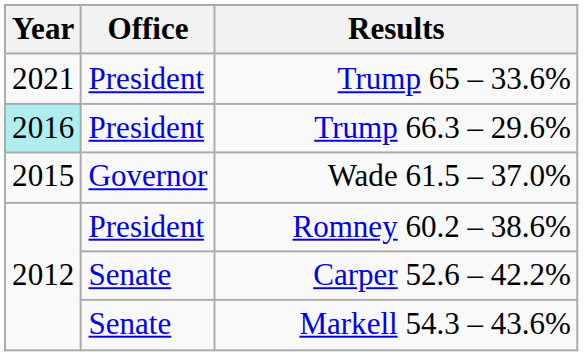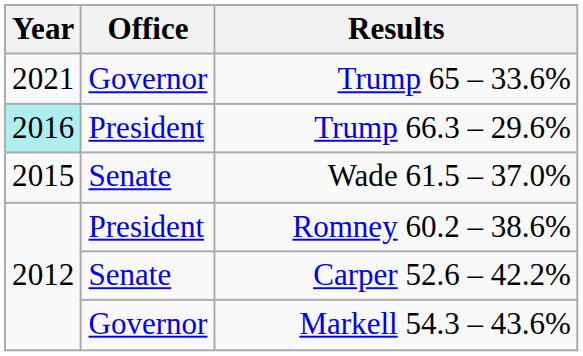(146, 78) President -> (148, 78) Governor
(148, 176) Governor -> (130, 176) Senate
(130, 324) Senate -> (148, 324) Governor
